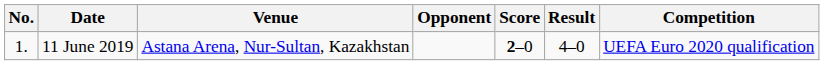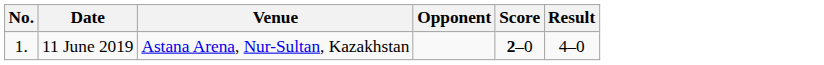- column: (709, 18)
